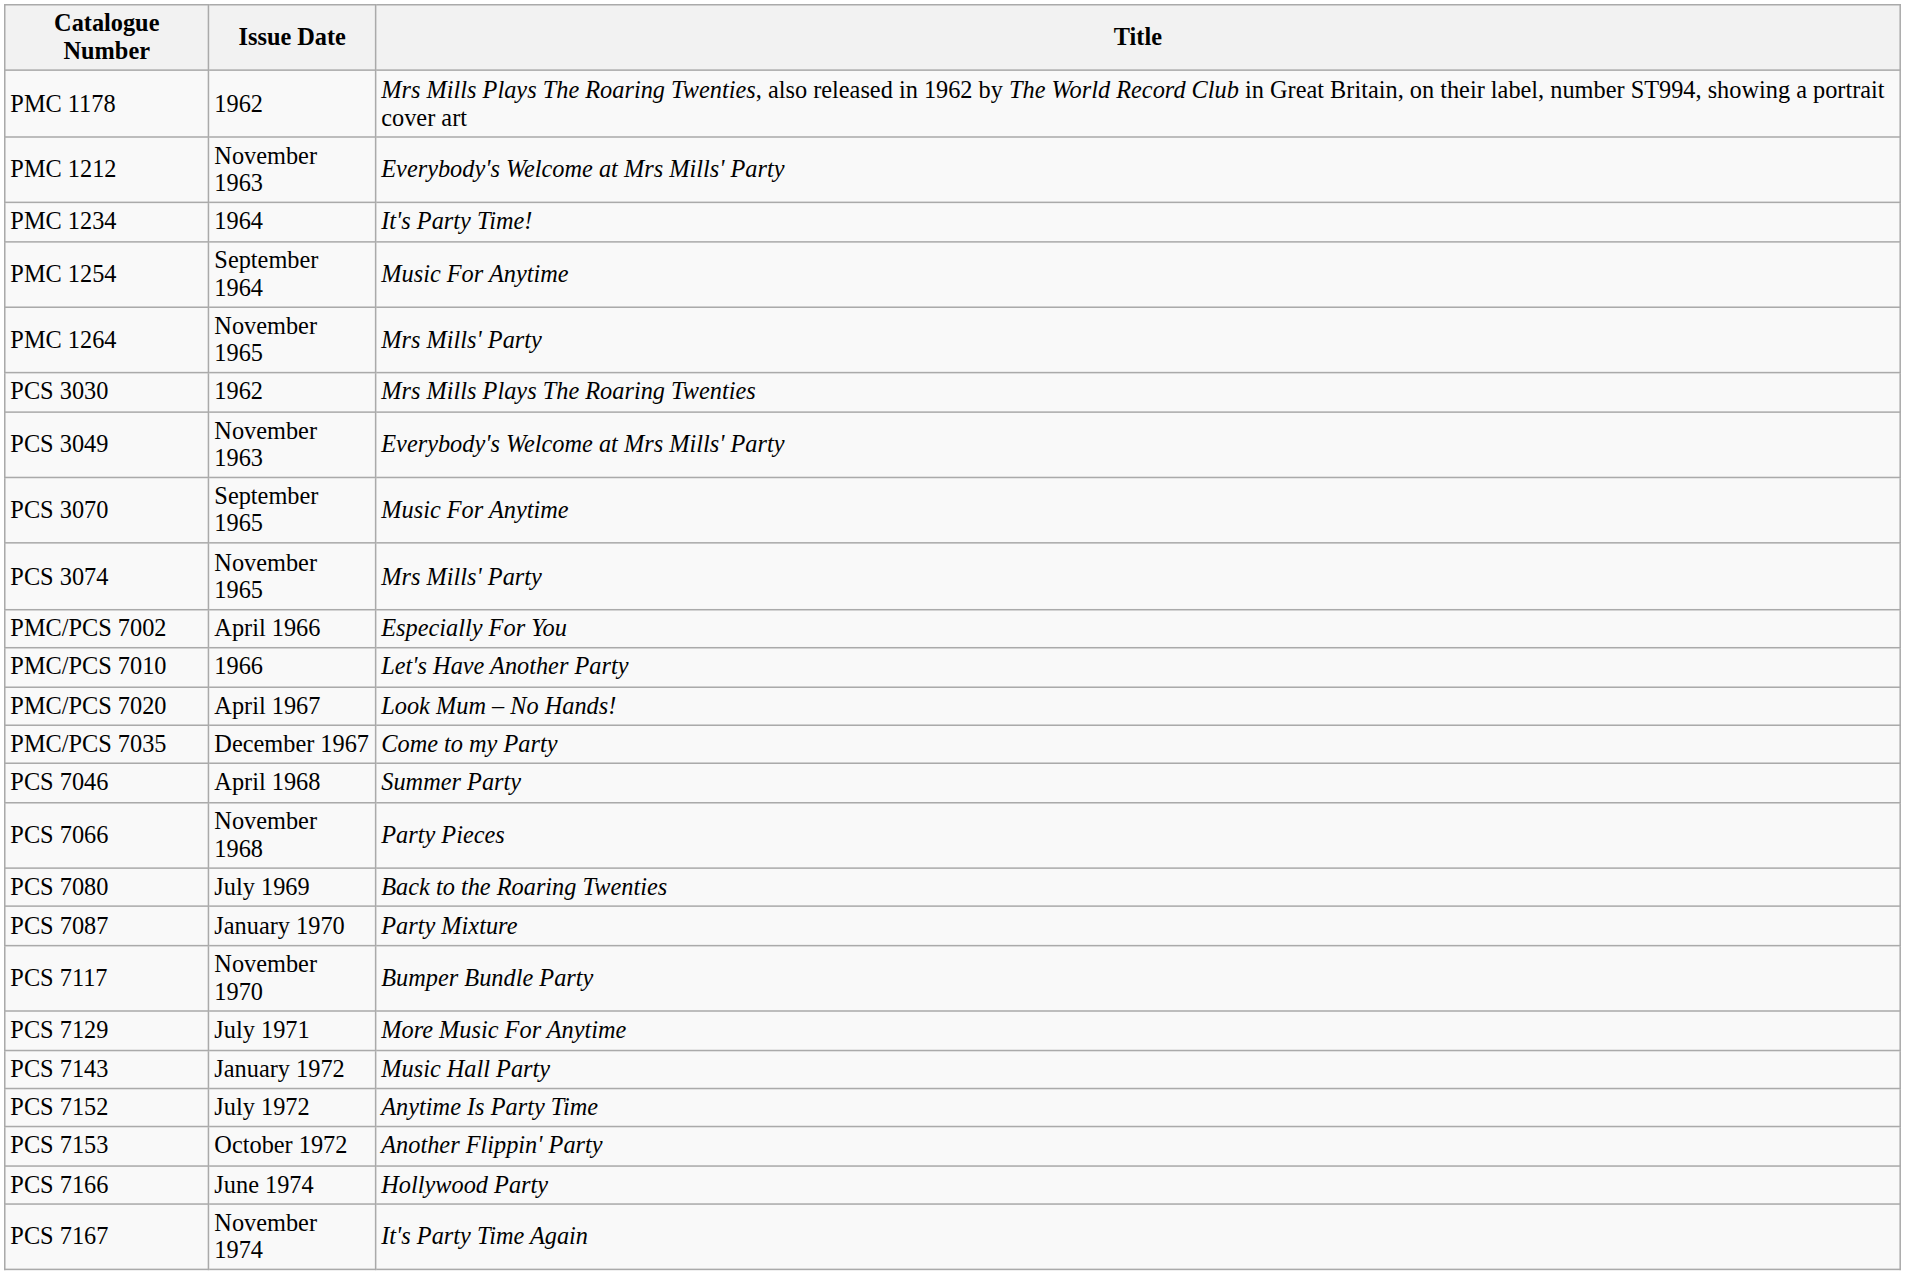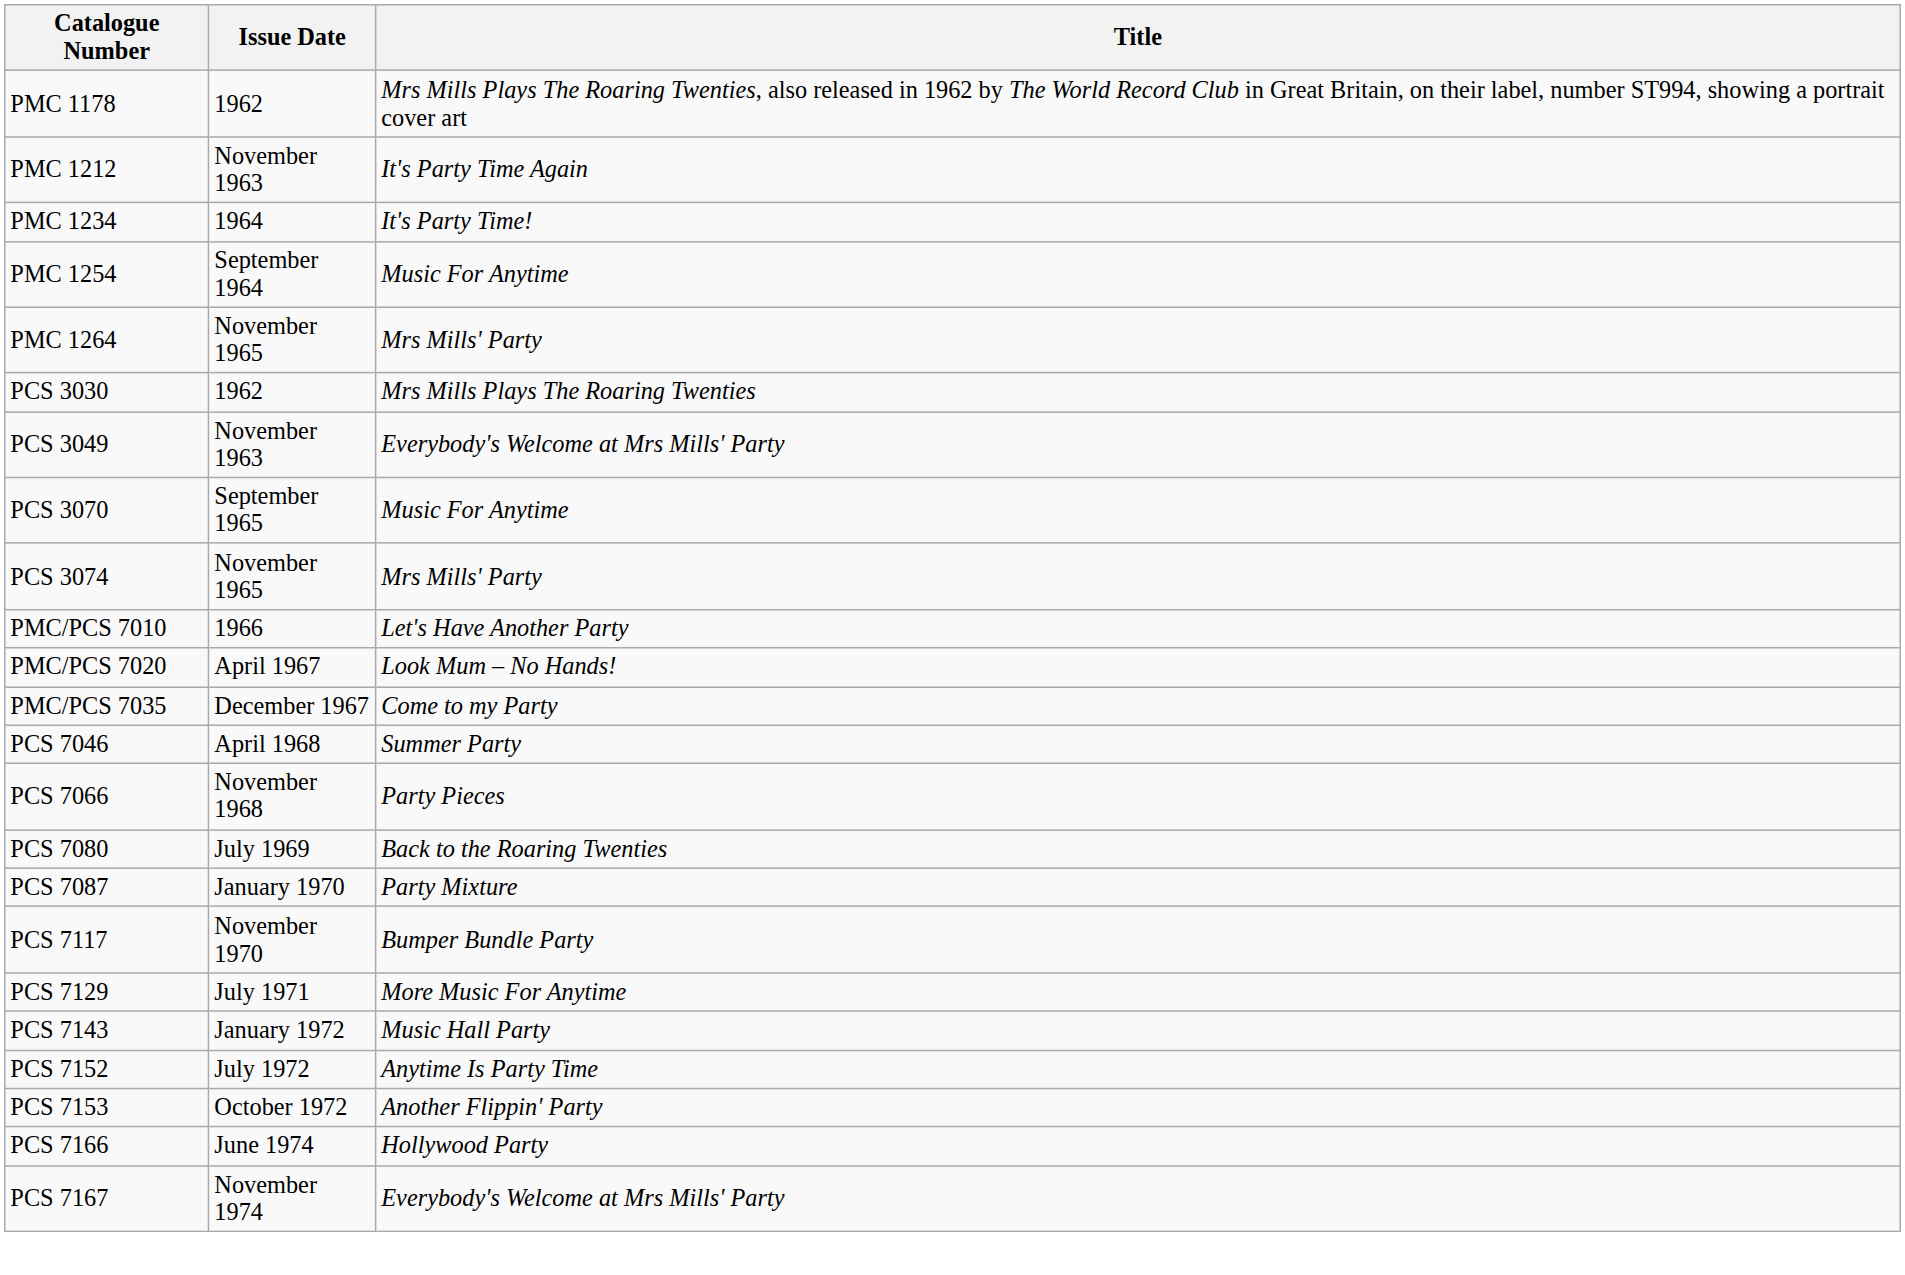(583, 169) Everybody's Welcome at Mrs Mills' Party -> (485, 169) It's Party Time Again
- row: (88, 628)
(485, 1236) It's Party Time Again -> (583, 1198) Everybody's Welcome at Mrs Mills' Party
